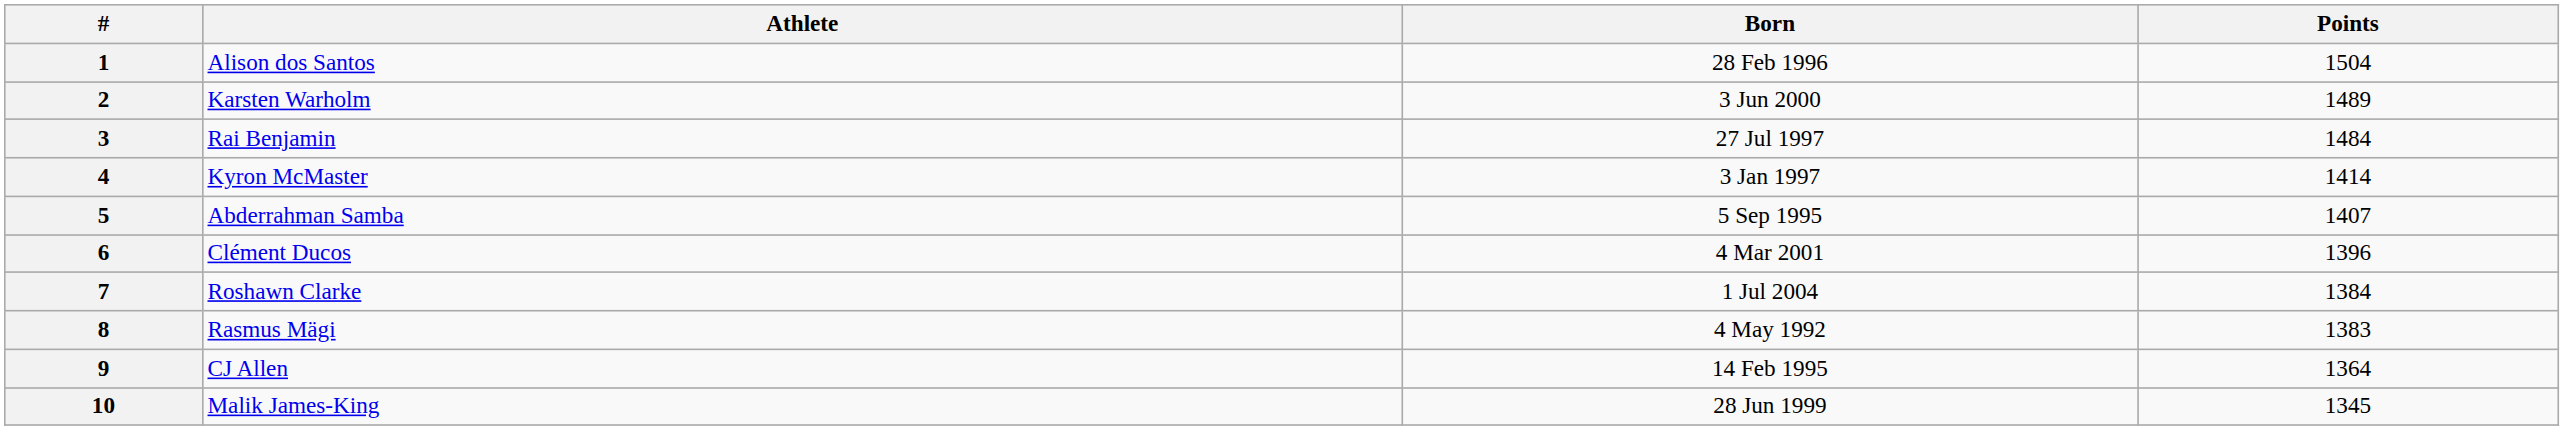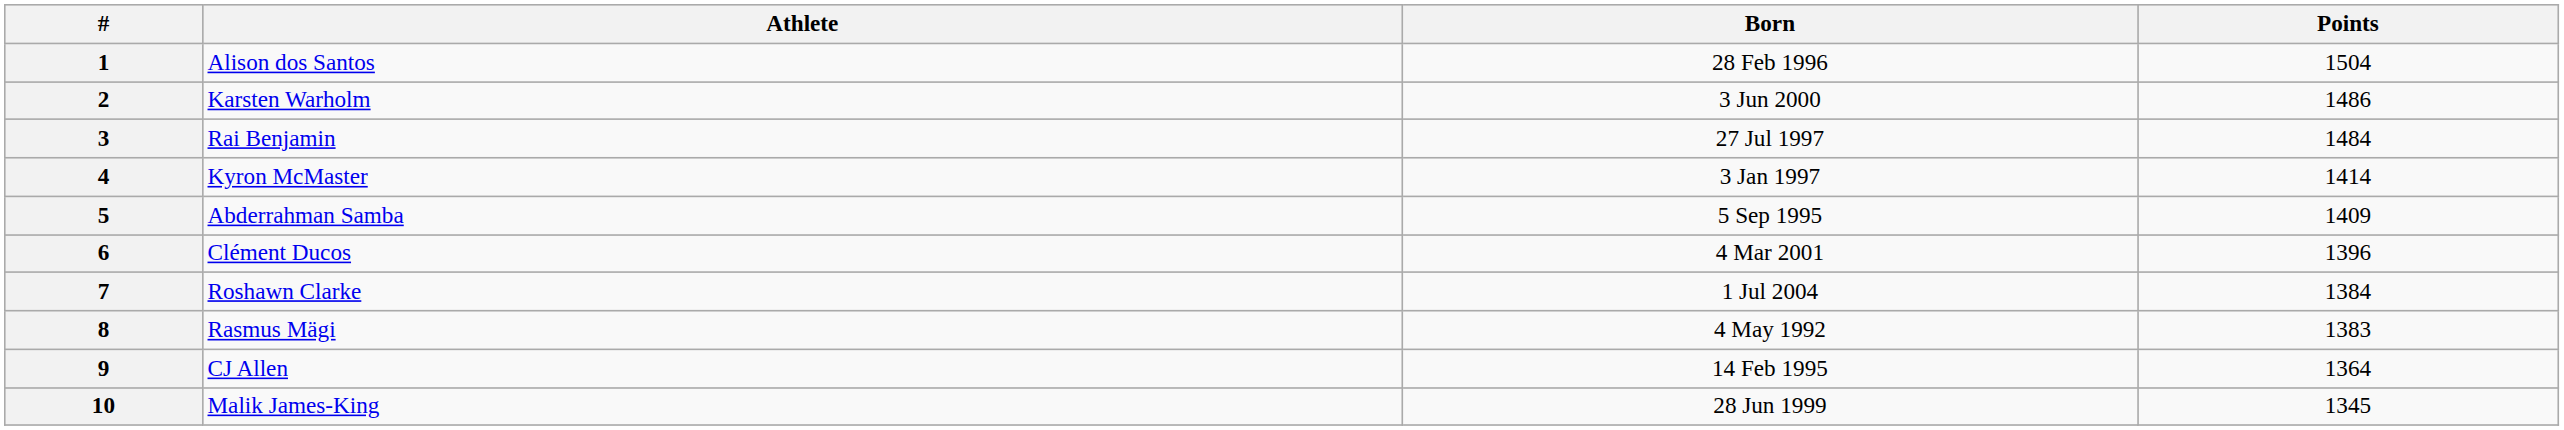(2348, 100) 1489 -> (2348, 100) 1486
(2348, 215) 1407 -> (2348, 215) 1409
